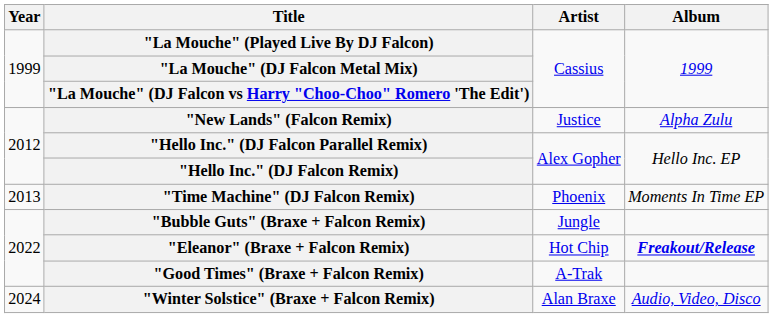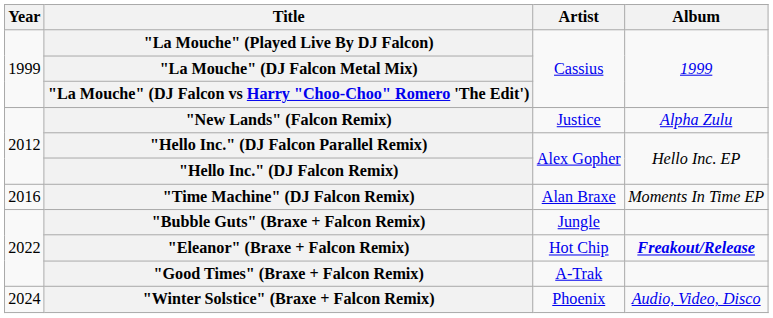(24, 196) 2013 -> (24, 196) 2016
(579, 196) Phoenix -> (579, 196) Alan Braxe
(579, 299) Alan Braxe -> (579, 299) Phoenix
